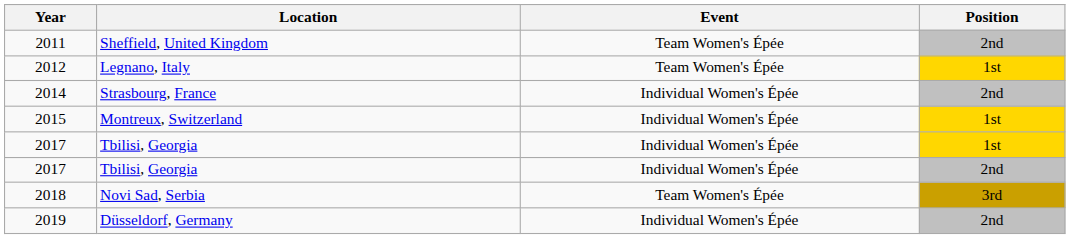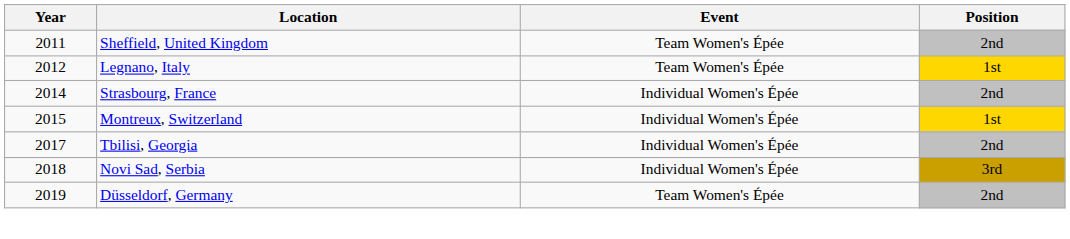- row: (51, 144)
(720, 195) Team Women's Épée -> (720, 170) Individual Women's Épée
(720, 220) Individual Women's Épée -> (720, 195) Team Women's Épée
